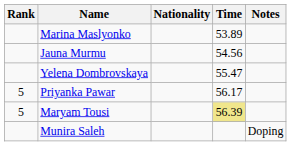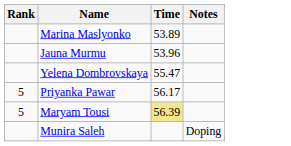- column: (182, 14)
(229, 53) 54.56 -> (167, 53) 53.96
